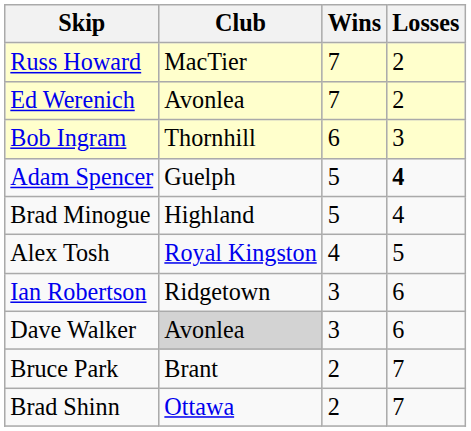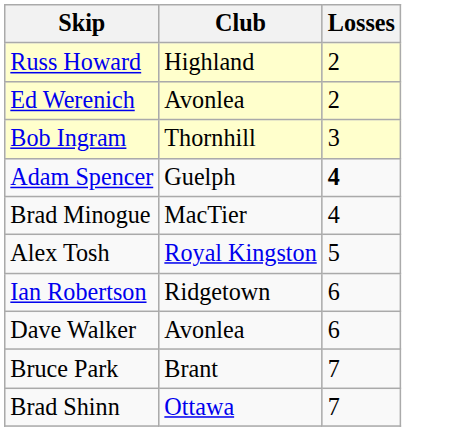- column: (354, 23)
(206, 61) MacTier -> (209, 61) Highland
(209, 215) Highland -> (206, 215) MacTier
(204, 330) lightgrey background -> (204, 330) no background
